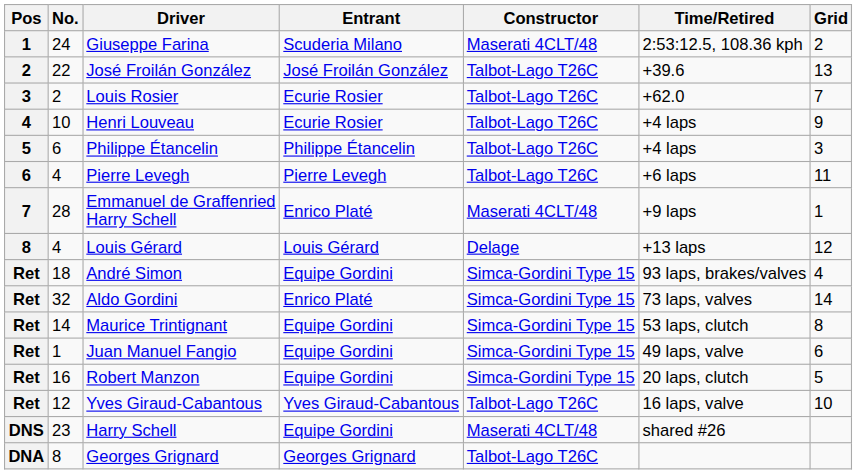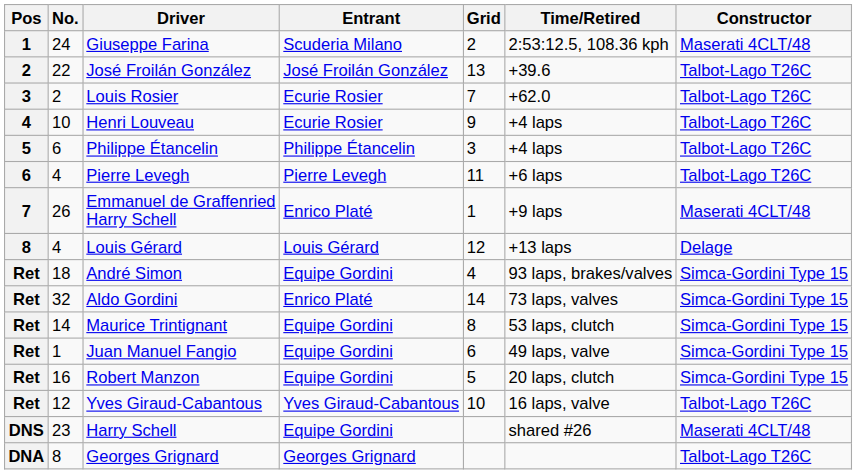columns swapped: (551, 18) <-> (831, 18)
(61, 211) 28 -> (61, 211) 26
